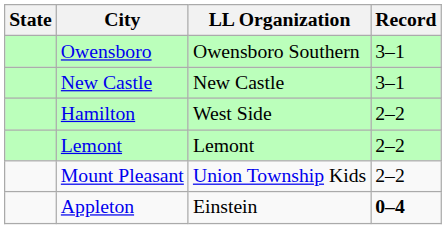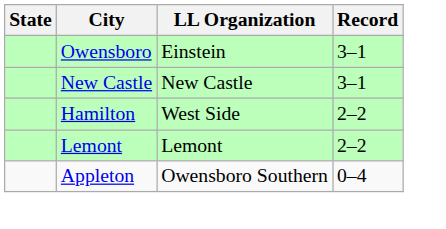(276, 51) Owensboro Southern -> (193, 51) Einstein
- row: (122, 176)
(225, 207) Einstein -> (245, 176) Owensboro Southern
(390, 207) bold -> (352, 176) normal
